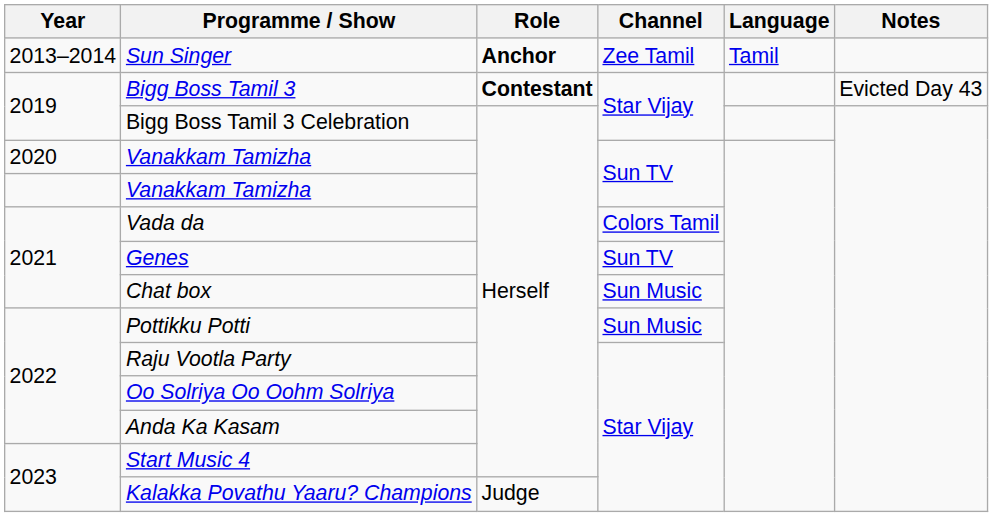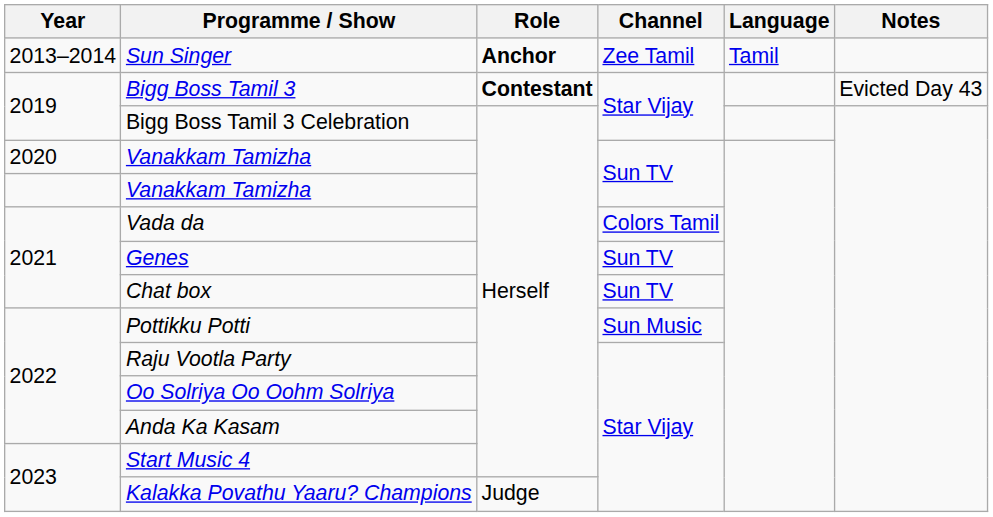(652, 291) Sun Music -> (638, 291) Sun TV
